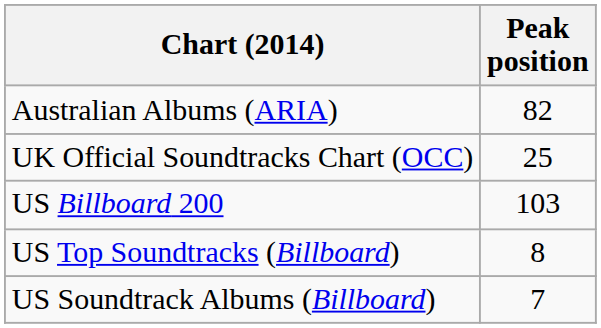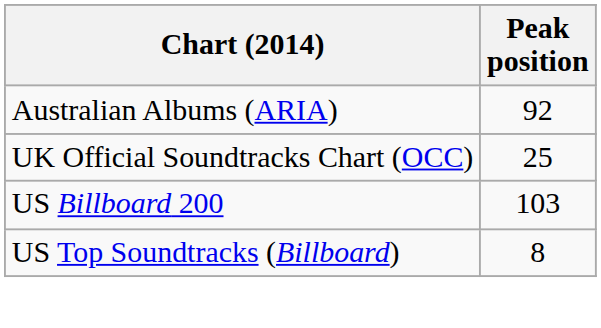(538, 109) 82 -> (538, 109) 92
- row: (224, 299)
